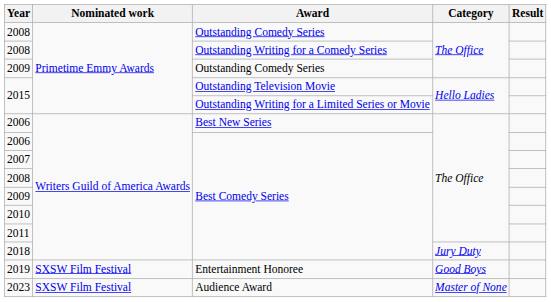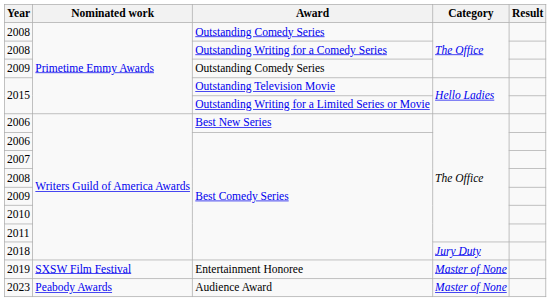(461, 269) Good Boys -> (471, 269) Master of None
(83, 287) SXSW Film Festival -> (74, 287) Peabody Awards
